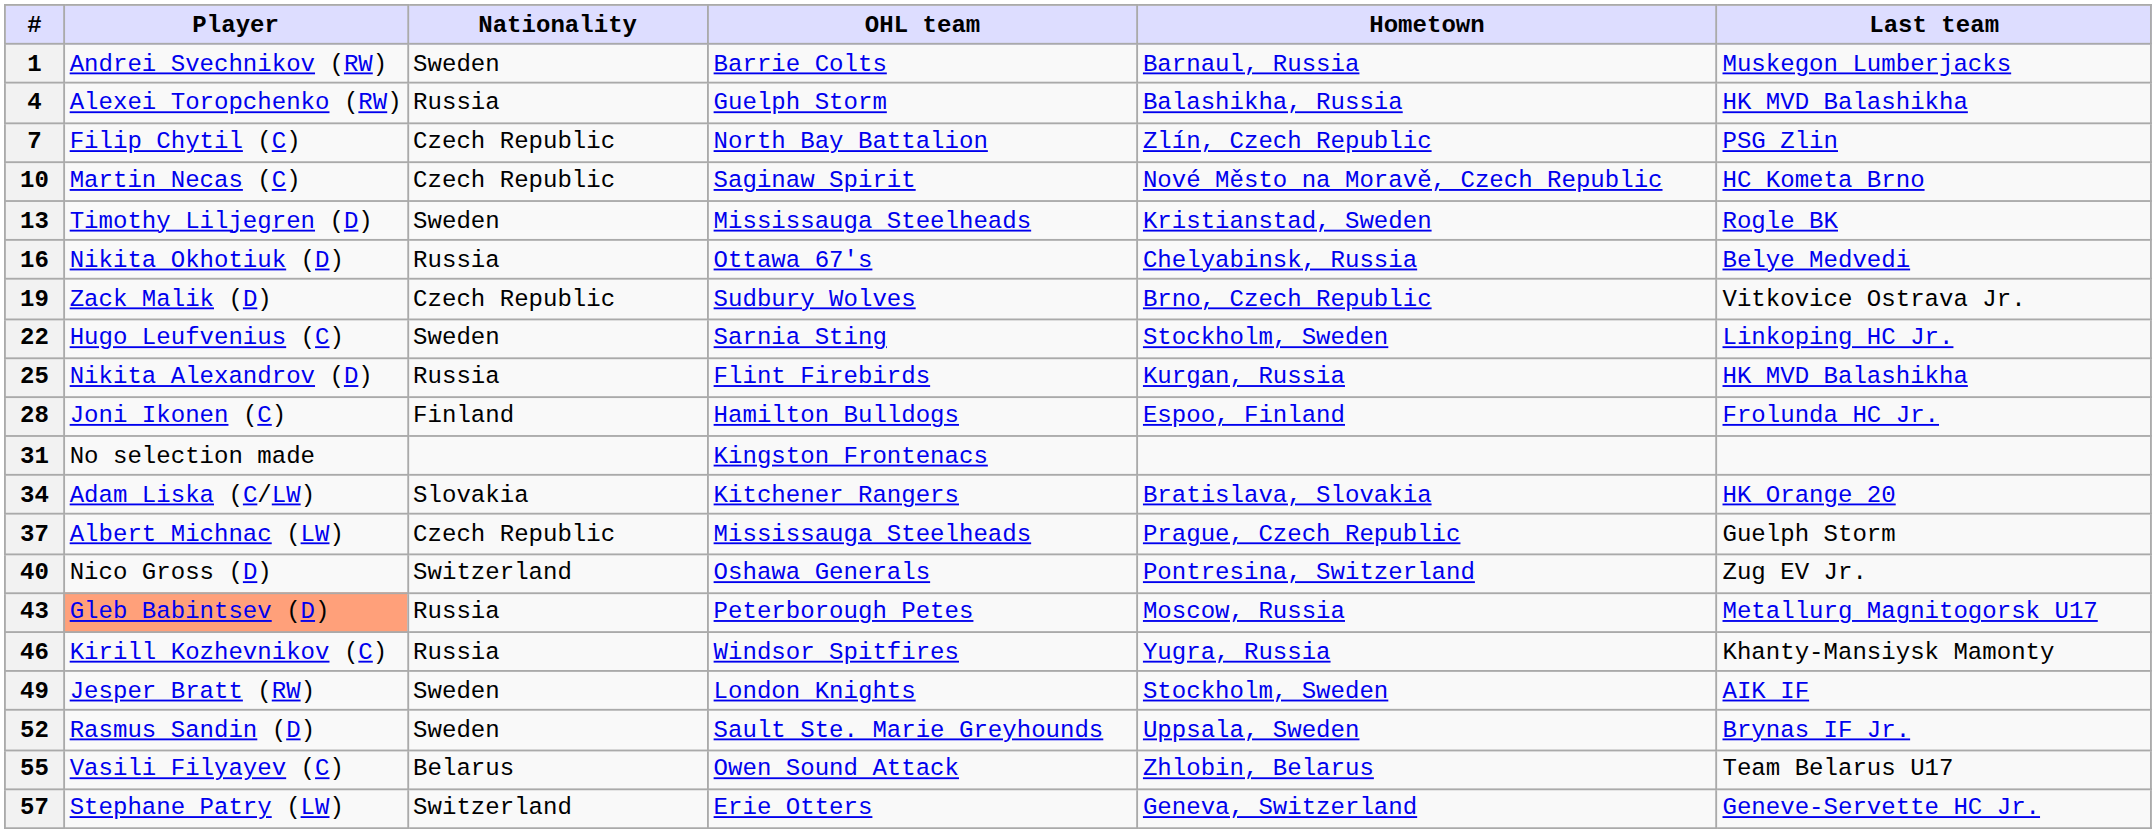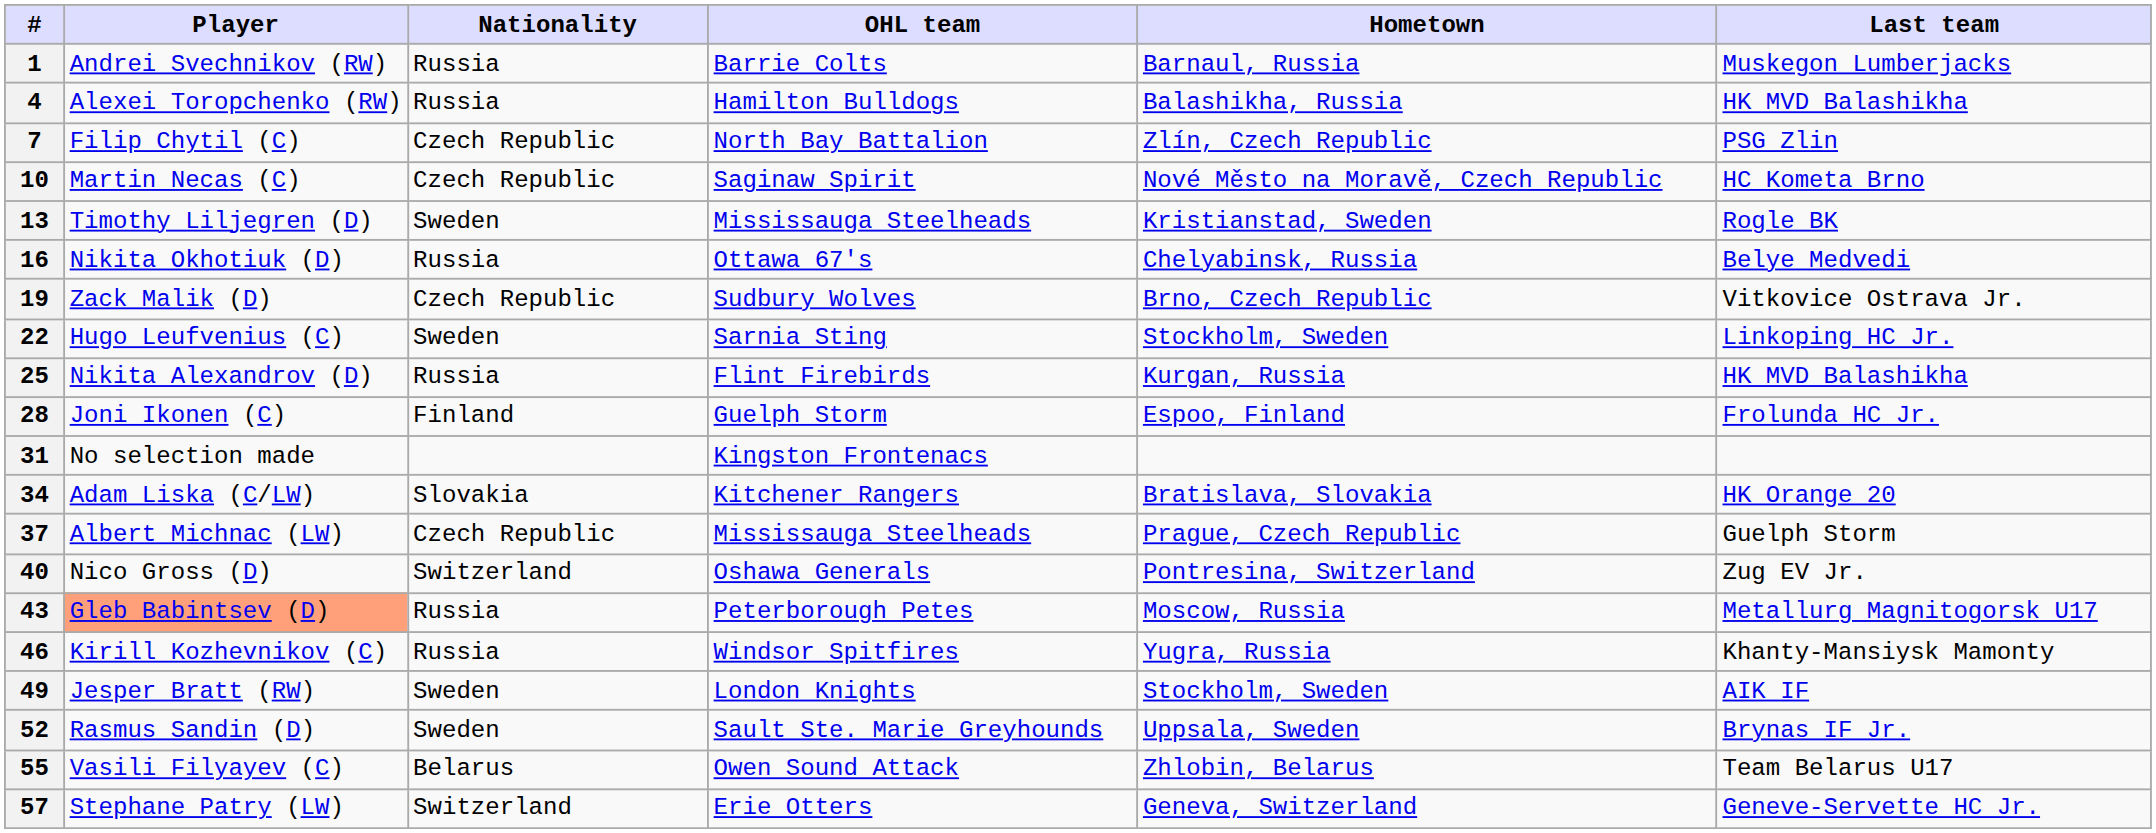(456, 64) Sweden -> (456, 64) Russia
(800, 103) Guelph Storm -> (836, 103) Hamilton Bulldogs
(836, 416) Hamilton Bulldogs -> (800, 416) Guelph Storm
